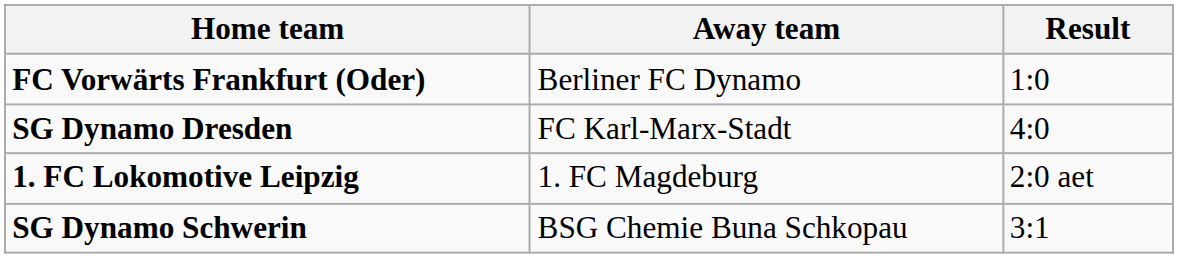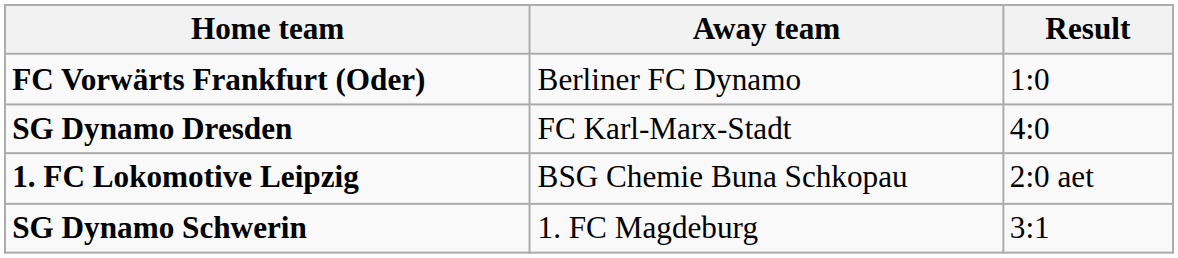(648, 177) 1. FC Magdeburg -> (723, 177) BSG Chemie Buna Schkopau
(723, 227) BSG Chemie Buna Schkopau -> (648, 227) 1. FC Magdeburg
